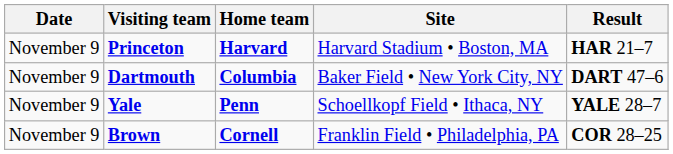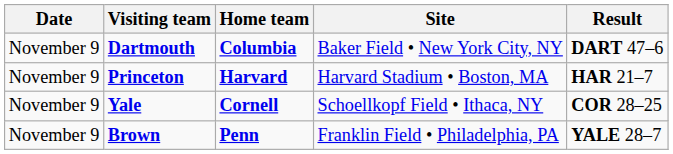rows swapped: (151, 76) <-> (146, 47)
(239, 105) Penn -> (249, 105) Cornell
(616, 105) YALE 28–7 -> (617, 105) COR 28–25
(249, 134) Cornell -> (239, 134) Penn
(617, 134) COR 28–25 -> (616, 134) YALE 28–7
